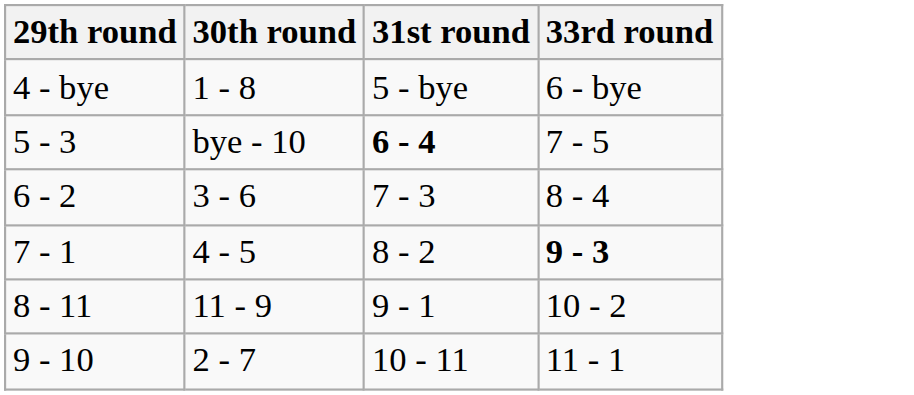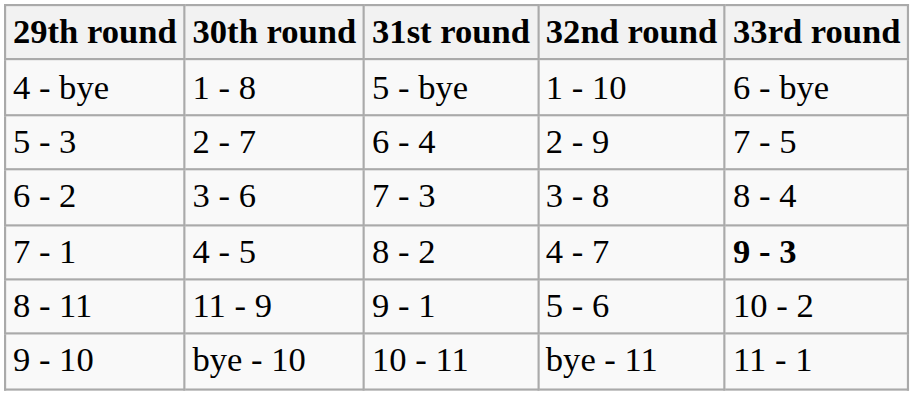+ column: (631, 31)
(249, 141) bye - 10 -> (224, 141) 2 - 7
(404, 141) bold -> (404, 141) normal
(224, 360) 2 - 7 -> (249, 360) bye - 10
